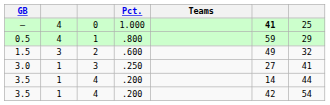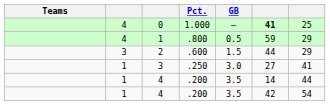columns swapped: (201, 11) <-> (23, 11)
(270, 53) 49 -> (270, 53) 44
(307, 53) 32 -> (307, 53) 29
